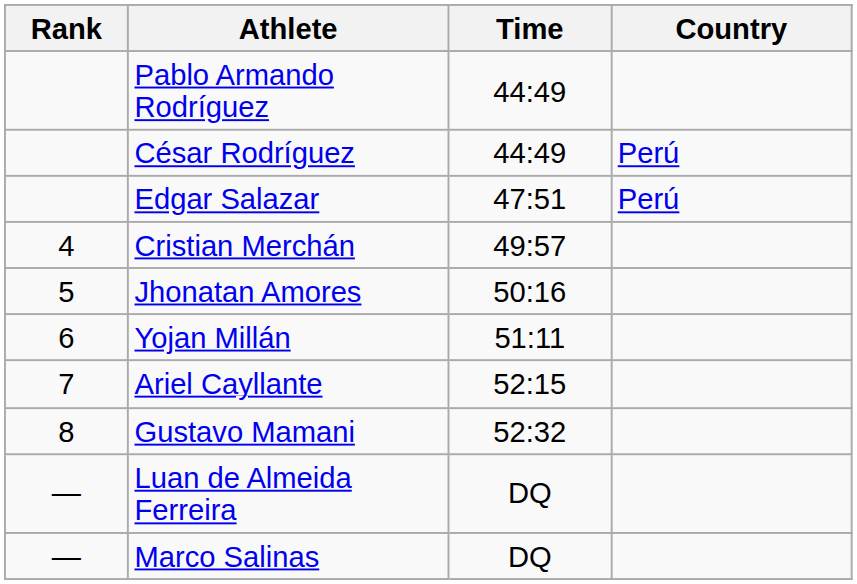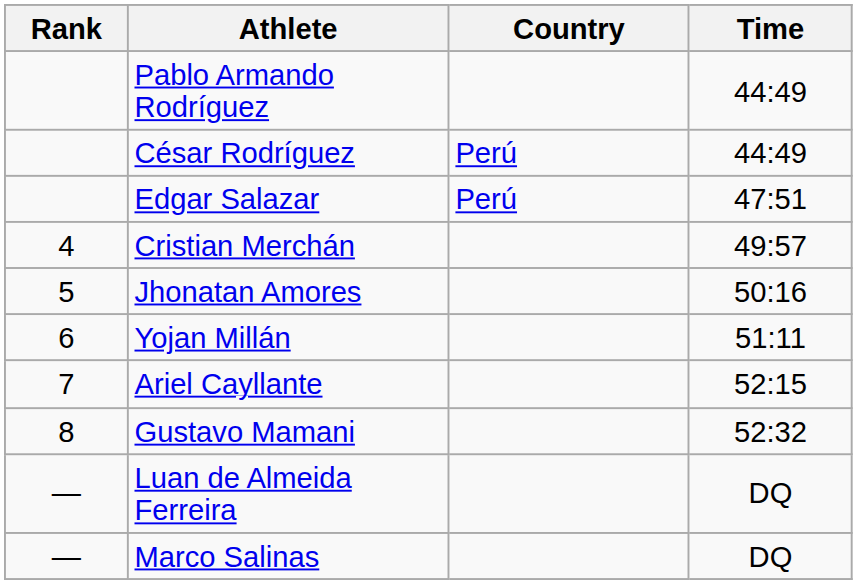columns swapped: (731, 28) <-> (530, 28)
